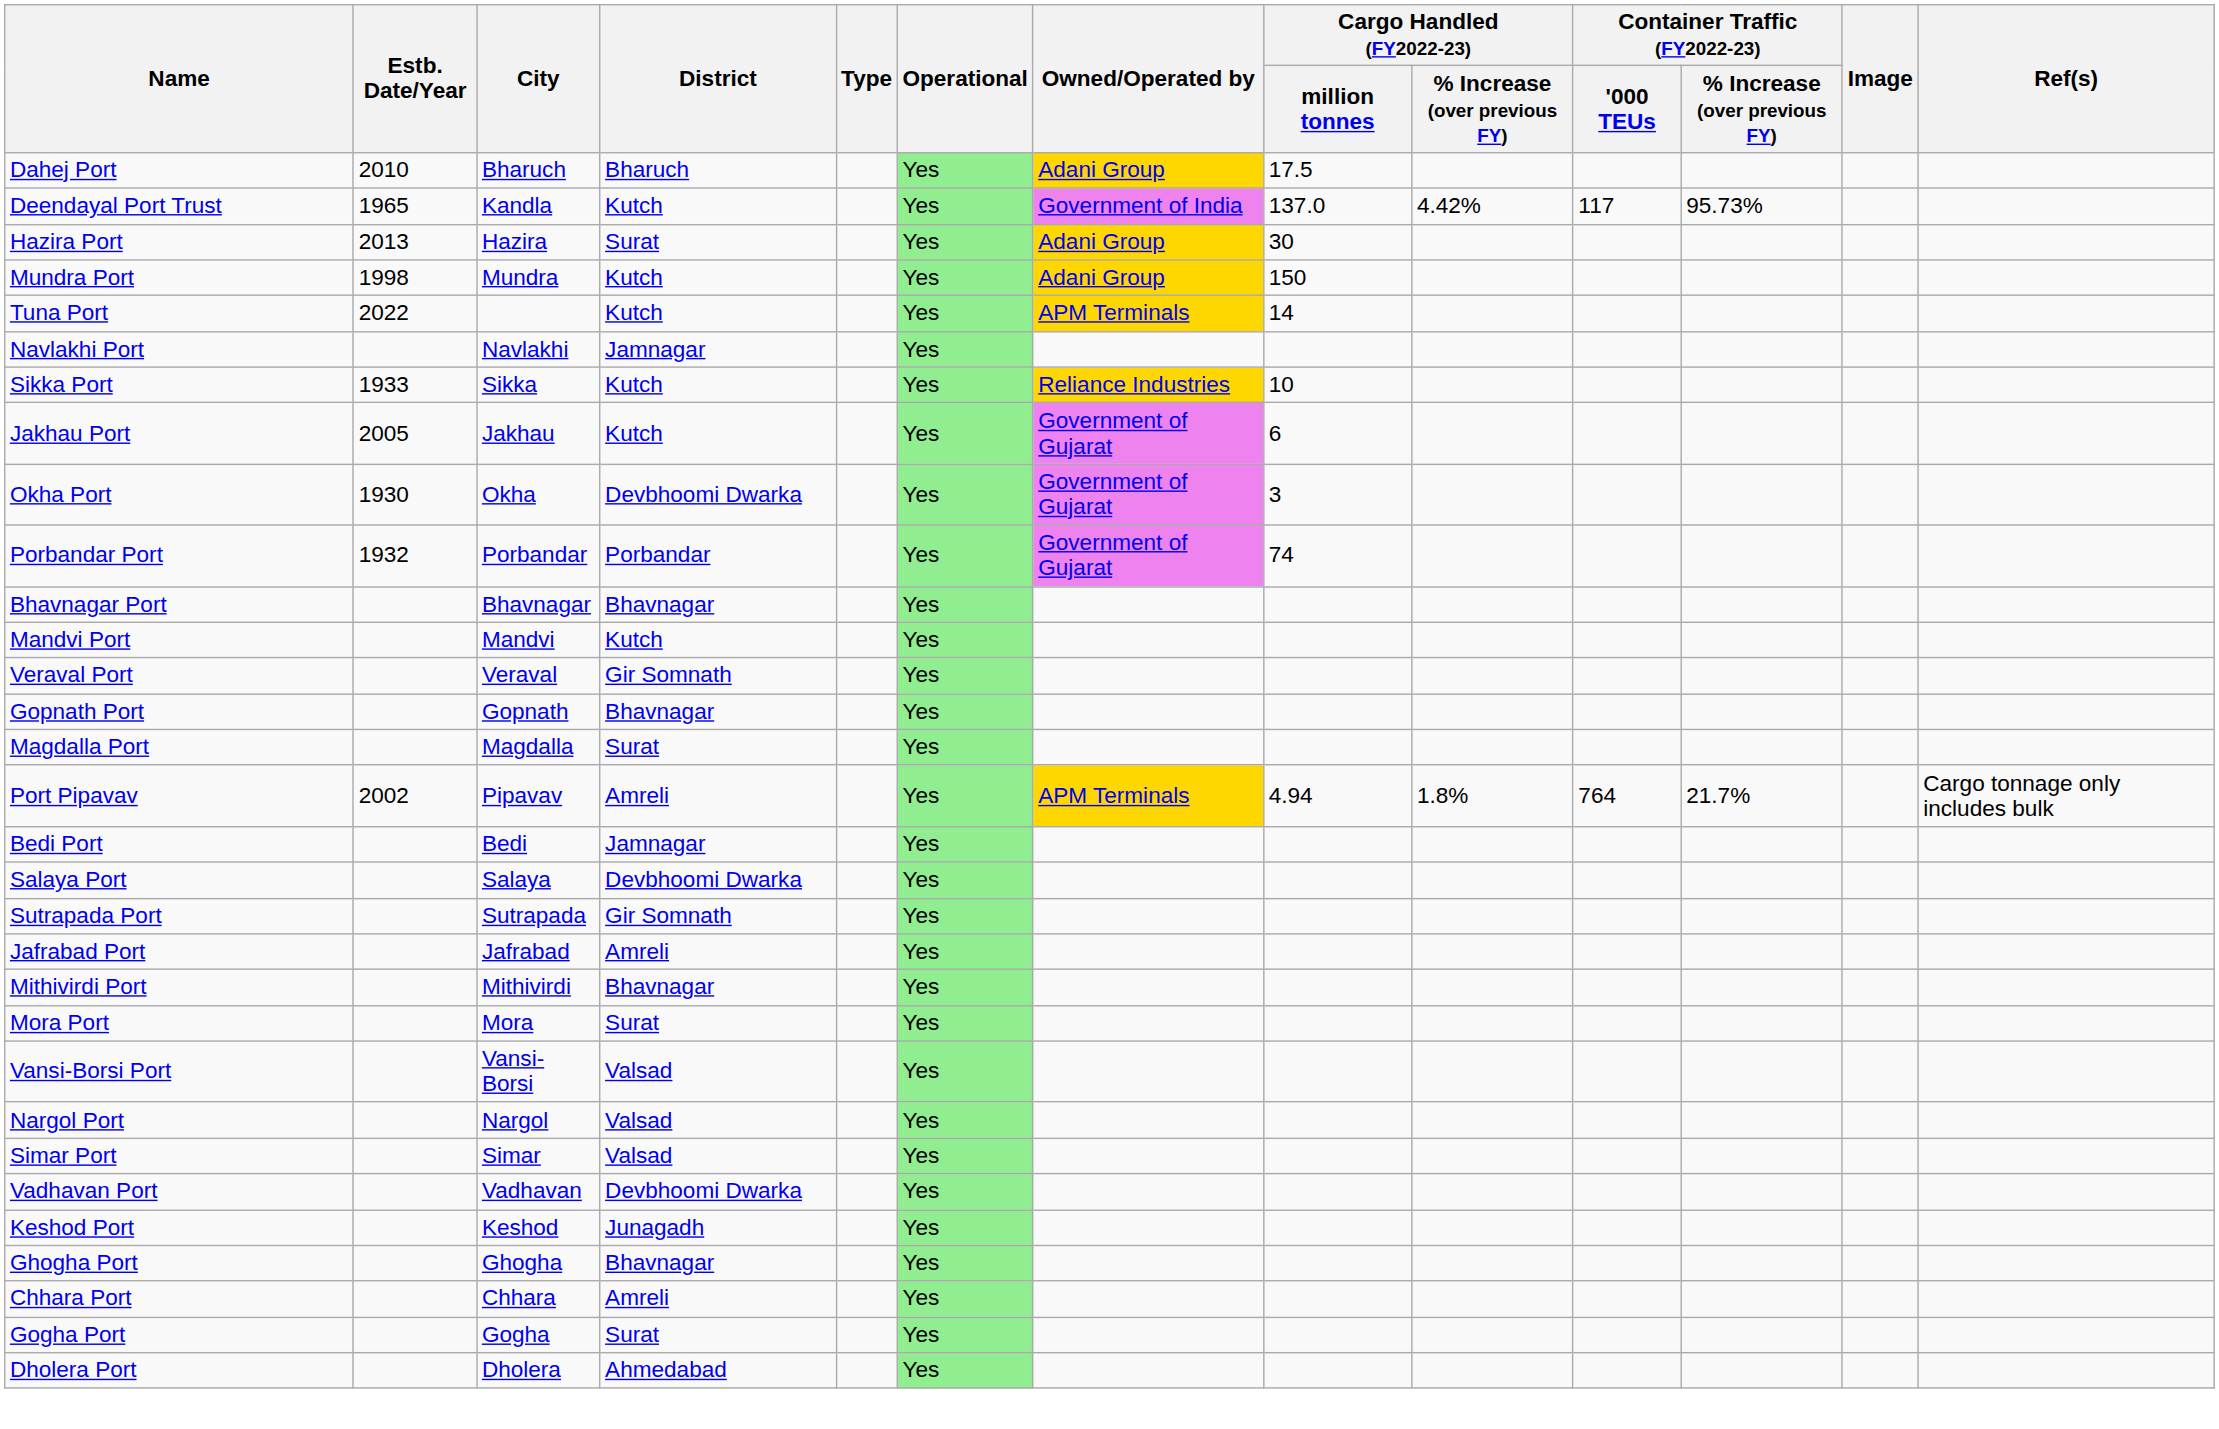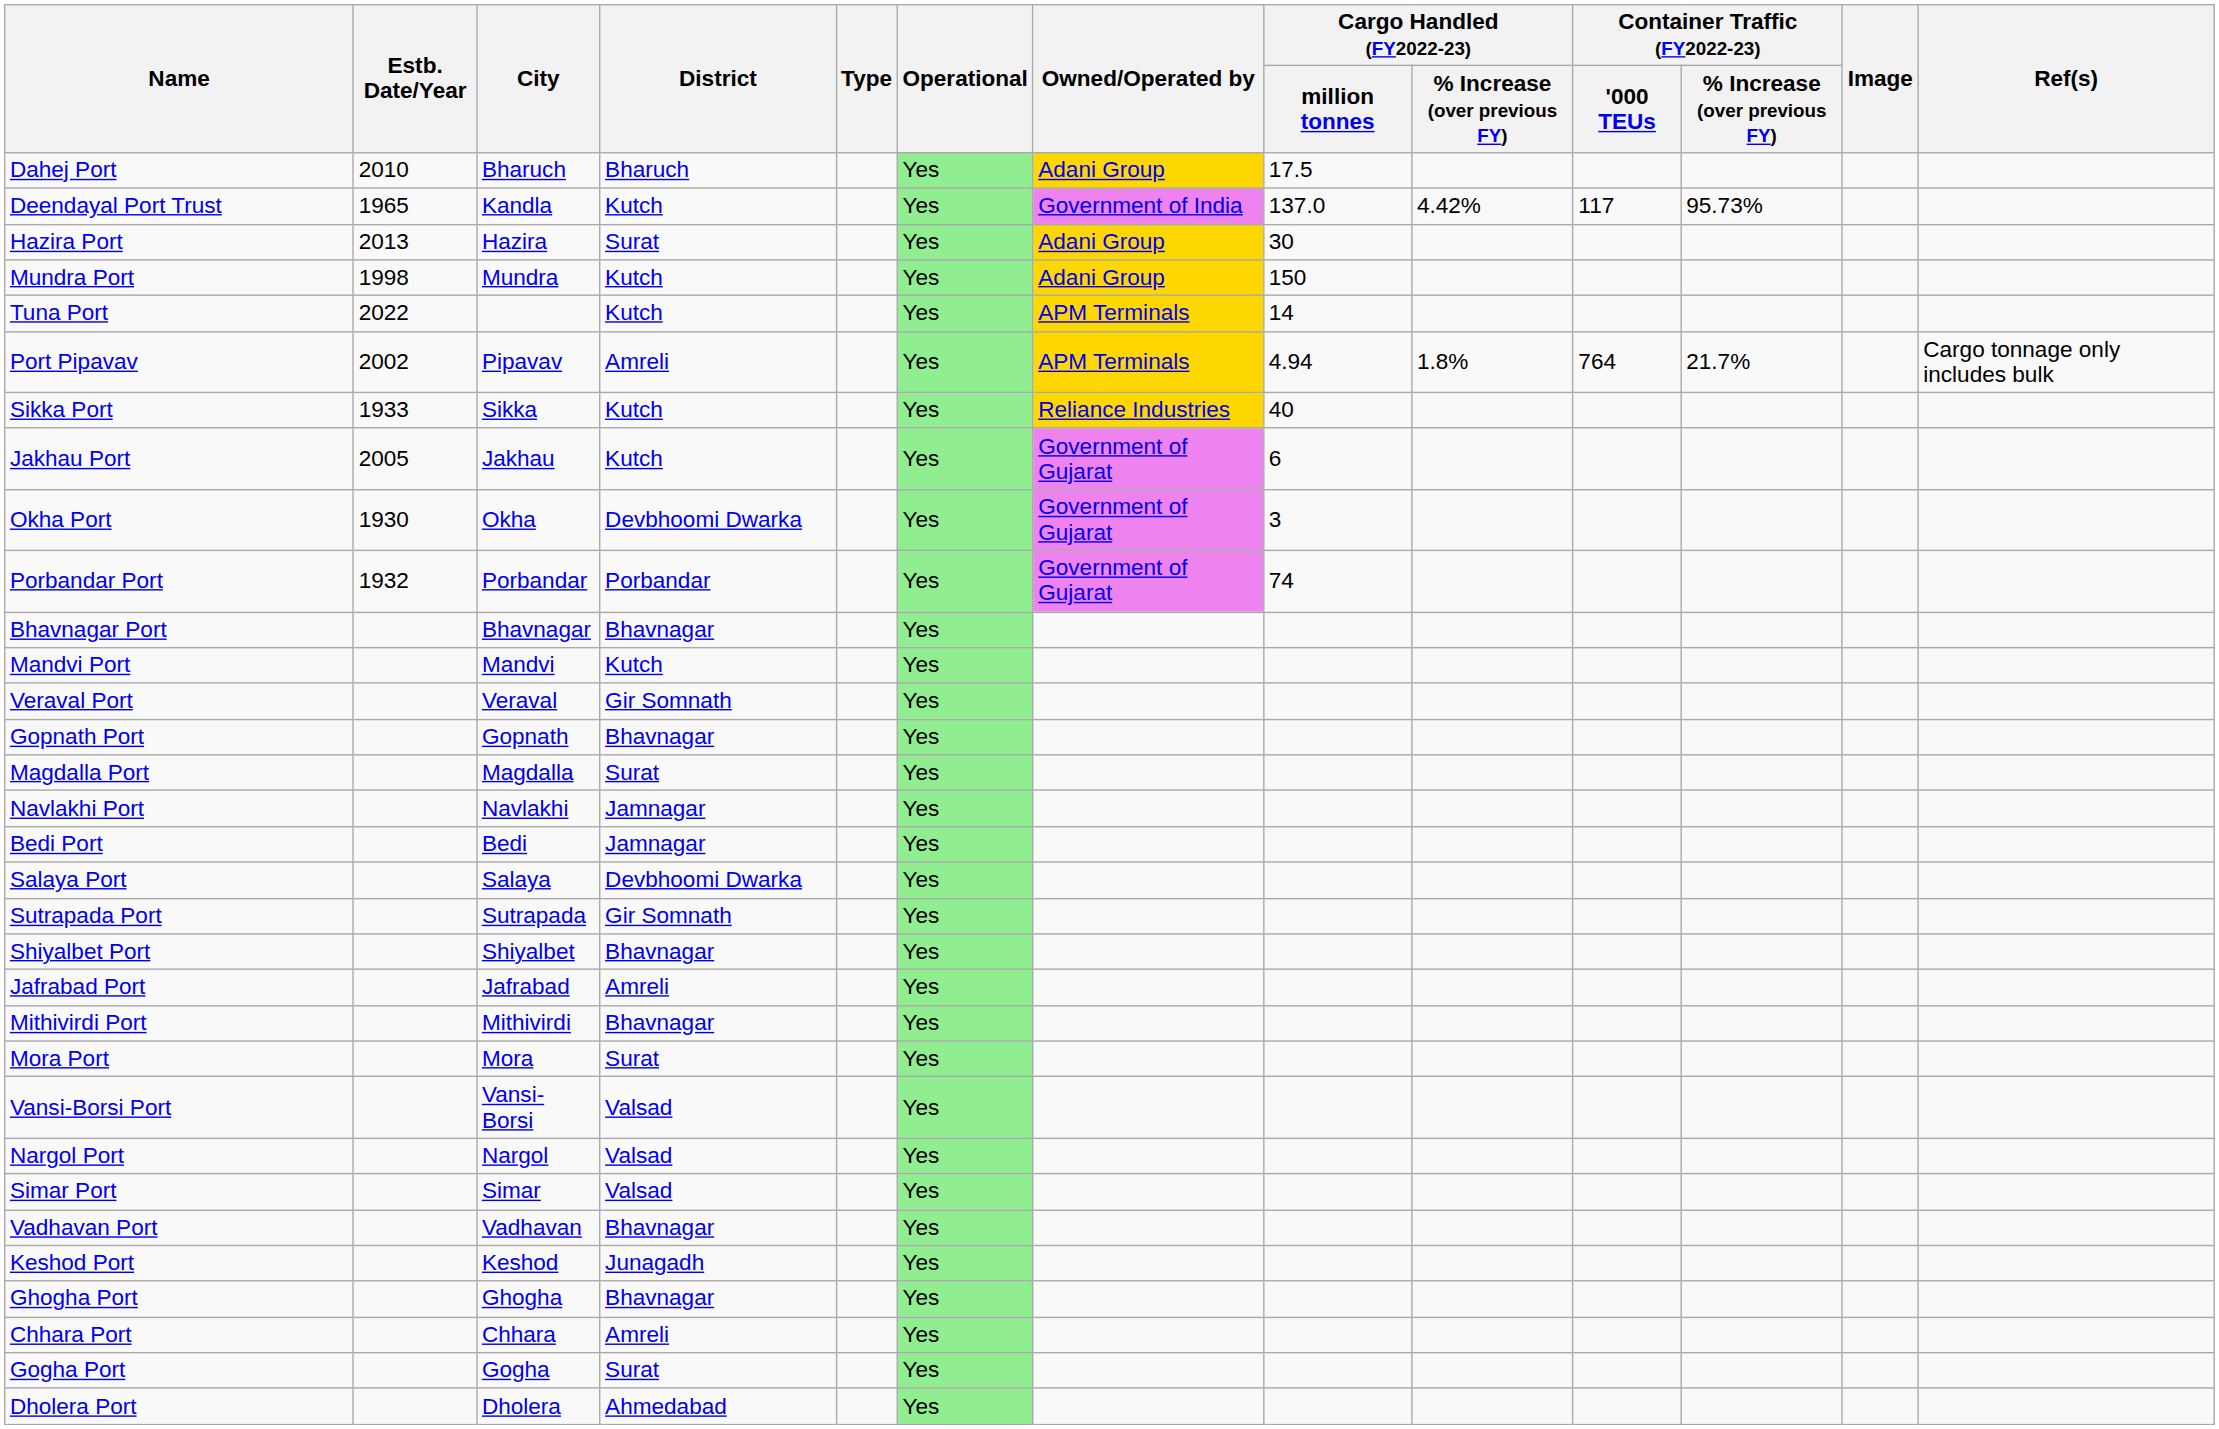rows swapped: (74, 795) <-> (77, 348)
(1281, 384) 10 -> (1281, 410) 40
+ row: (80, 951)
(704, 1191) Devbhoomi Dwarka -> (660, 1227) Bhavnagar
